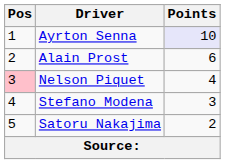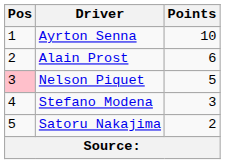(208, 38) lavender background -> (208, 38) no background
(212, 82) 4 -> (212, 82) 5
